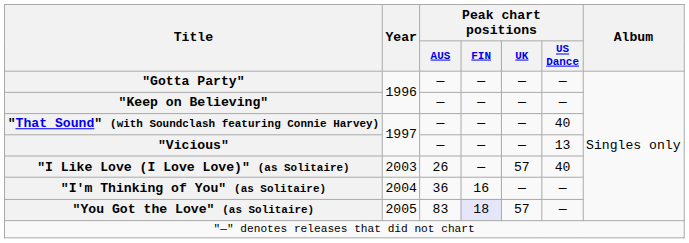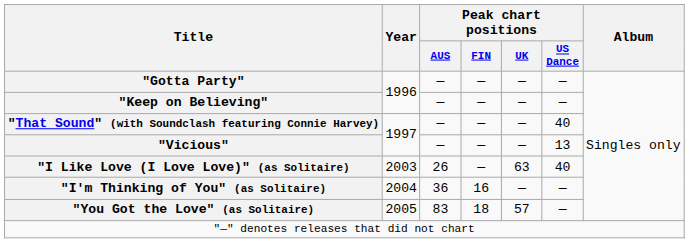(522, 167) 57 -> (522, 167) 63
(481, 210) lavender background -> (481, 210) no background
